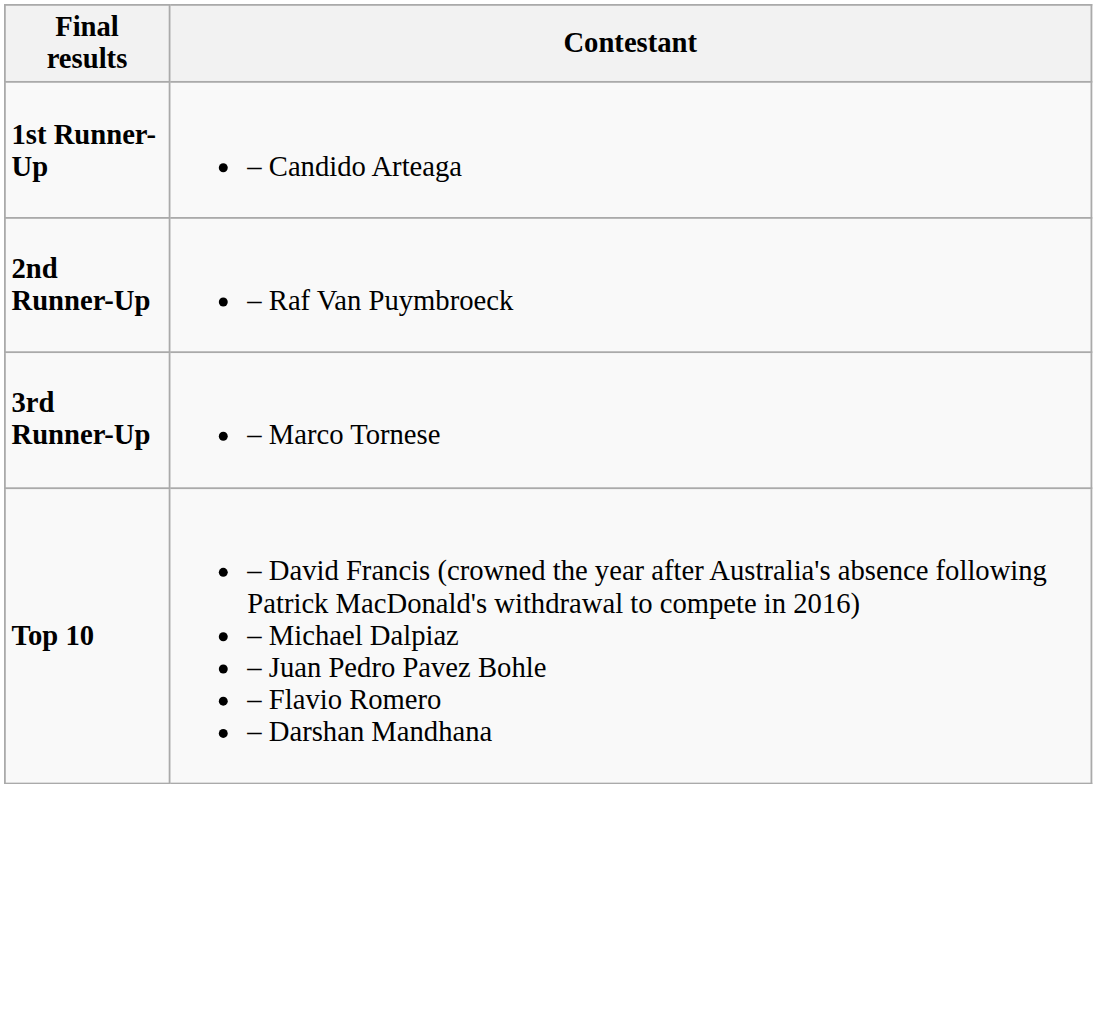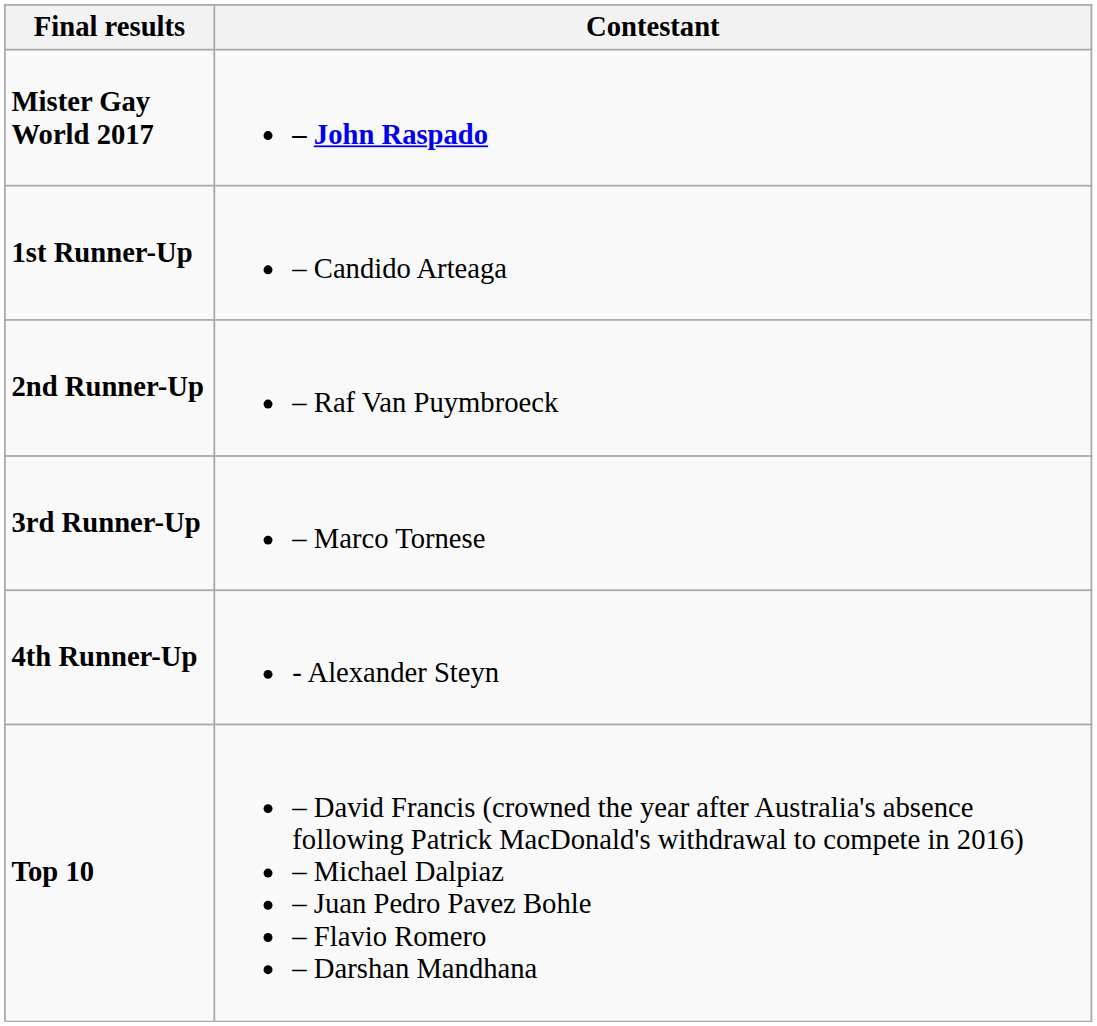+ row: (83, 117)
+ row: (104, 657)
